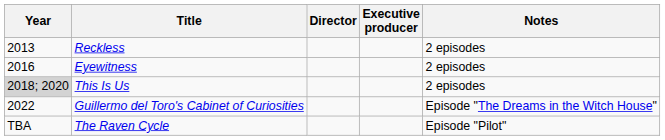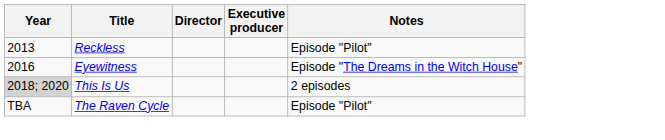(455, 47) 2 episodes -> (331, 47) Episode "Pilot"
(455, 67) 2 episodes -> (407, 67) Episode "The Dreams in the Witch House"
- row: (189, 106)
